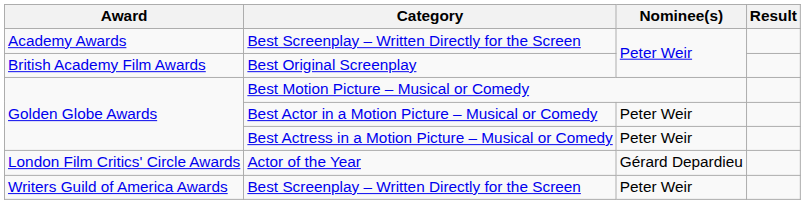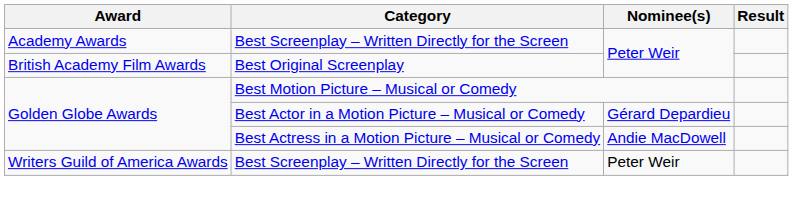(656, 114) Peter Weir -> (669, 114) Gérard Depardieu
(656, 138) Peter Weir -> (667, 138) Andie MacDowell
- row: (124, 162)
